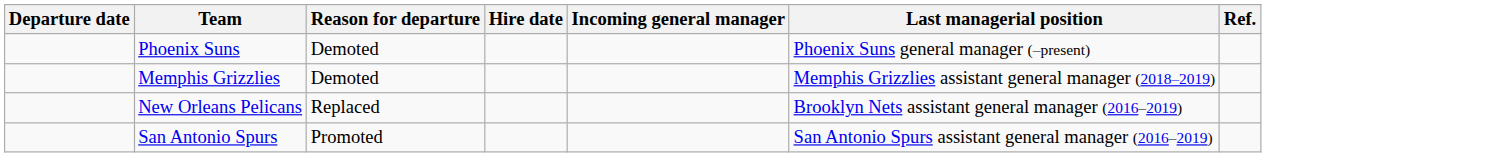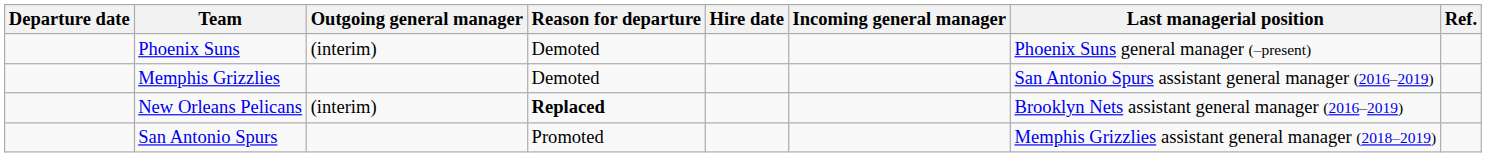+ column: (417, 19)
(1004, 78) Memphis Grizzlies assistant general manager (2018–2019) -> (1224, 78) San Antonio Spurs assistant general manager (2016–2019)
(345, 107) normal -> (568, 107) bold
(1003, 136) San Antonio Spurs assistant general manager (2016–2019) -> (1225, 136) Memphis Grizzlies assistant general manager (2018–2019)
